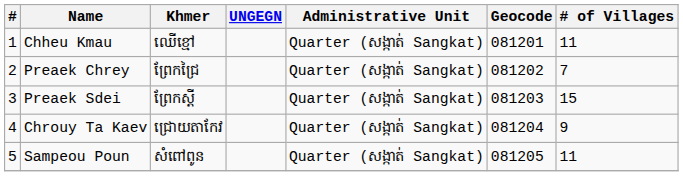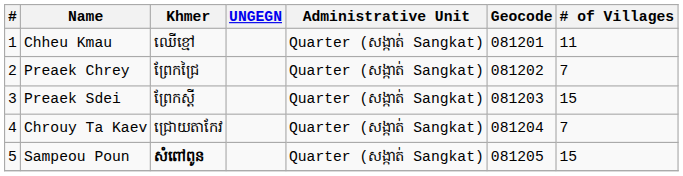(564, 128) 9 -> (564, 128) 7
(179, 157) normal -> (179, 157) bold
(568, 157) 11 -> (568, 157) 15
